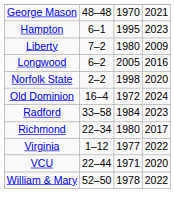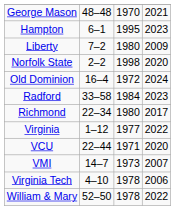- row: (42, 63)
+ row: (42, 163)
+ row: (42, 180)
